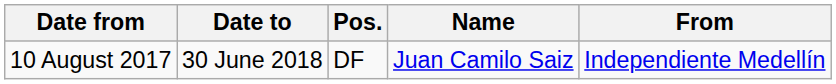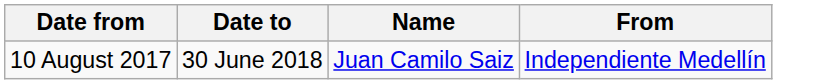- column: (358, 22)
